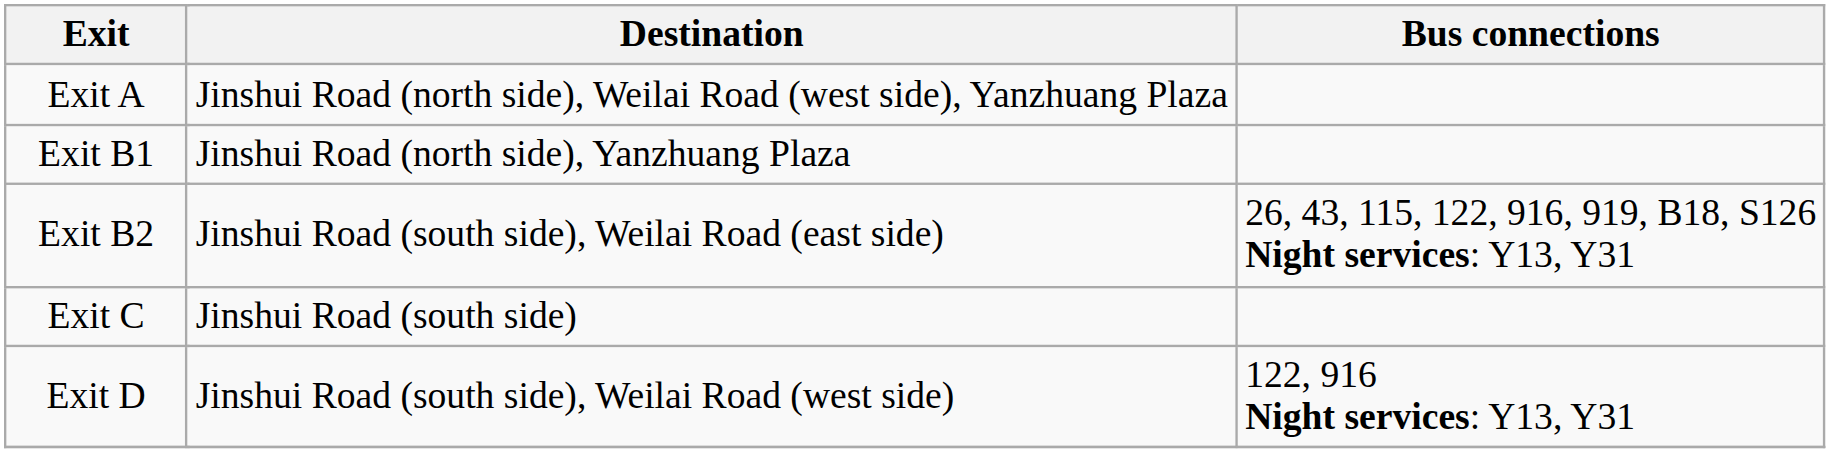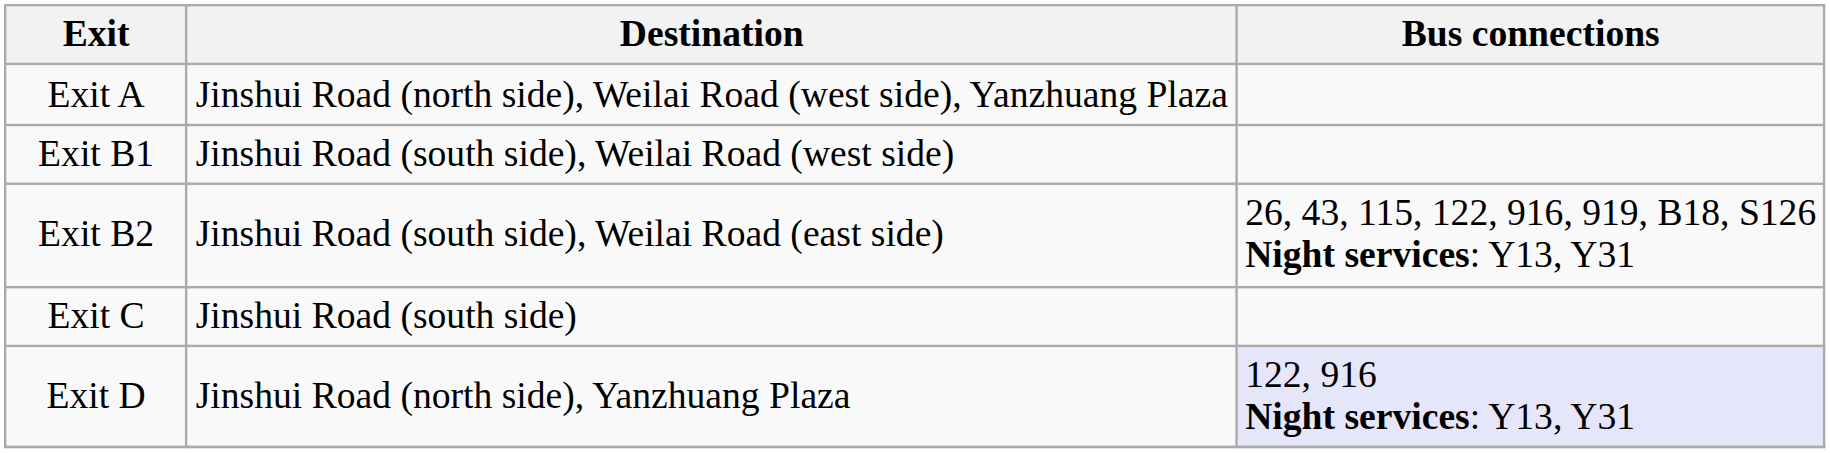(523, 153) Jinshui Road (north side), Yanzhuang Plaza -> (575, 153) Jinshui Road (south side), Weilai Road (west side)
(575, 395) Jinshui Road (south side), Weilai Road (west side) -> (523, 395) Jinshui Road (north side), Yanzhuang Plaza
(1440, 395) no background -> (1440, 395) lavender background
